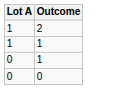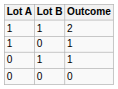+ column: (50, 12)
